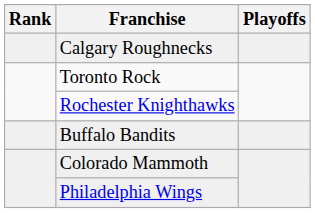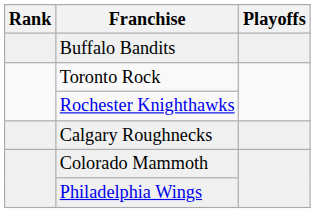rows swapped: (118, 134) <-> (136, 47)
